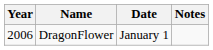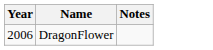- column: (144, 14)
